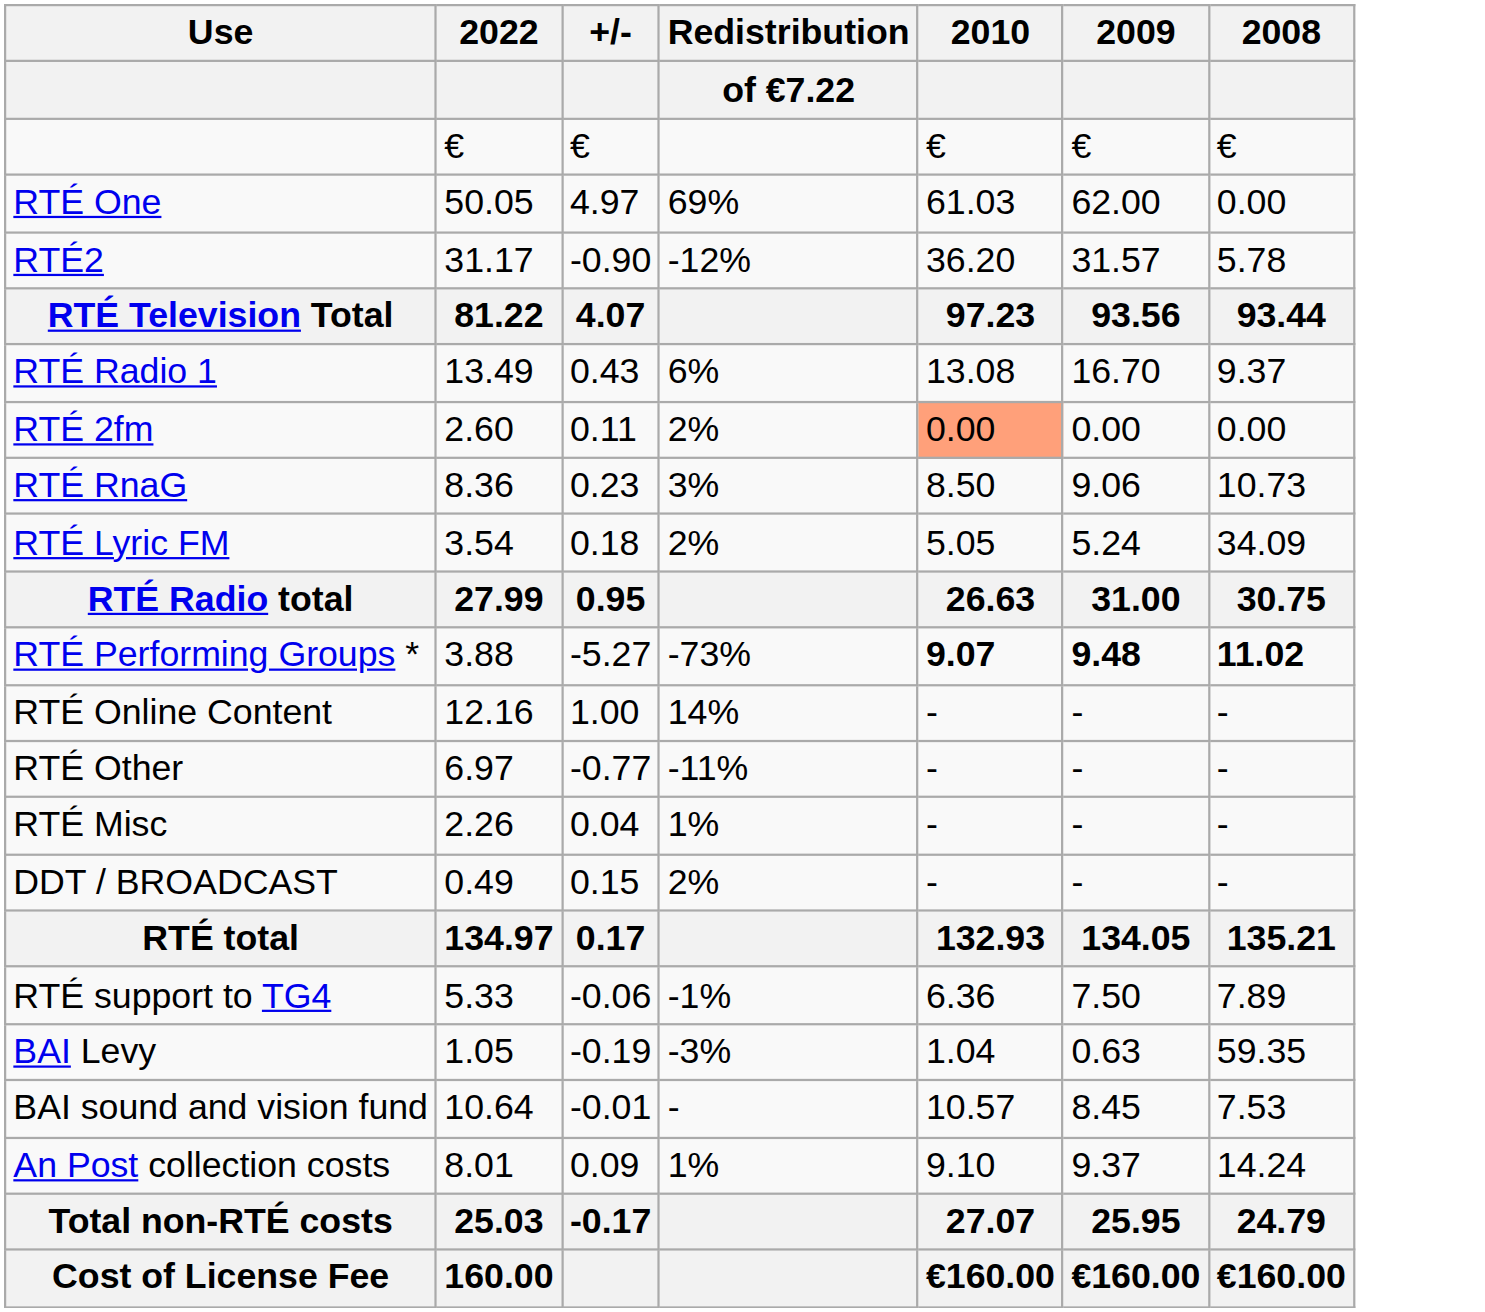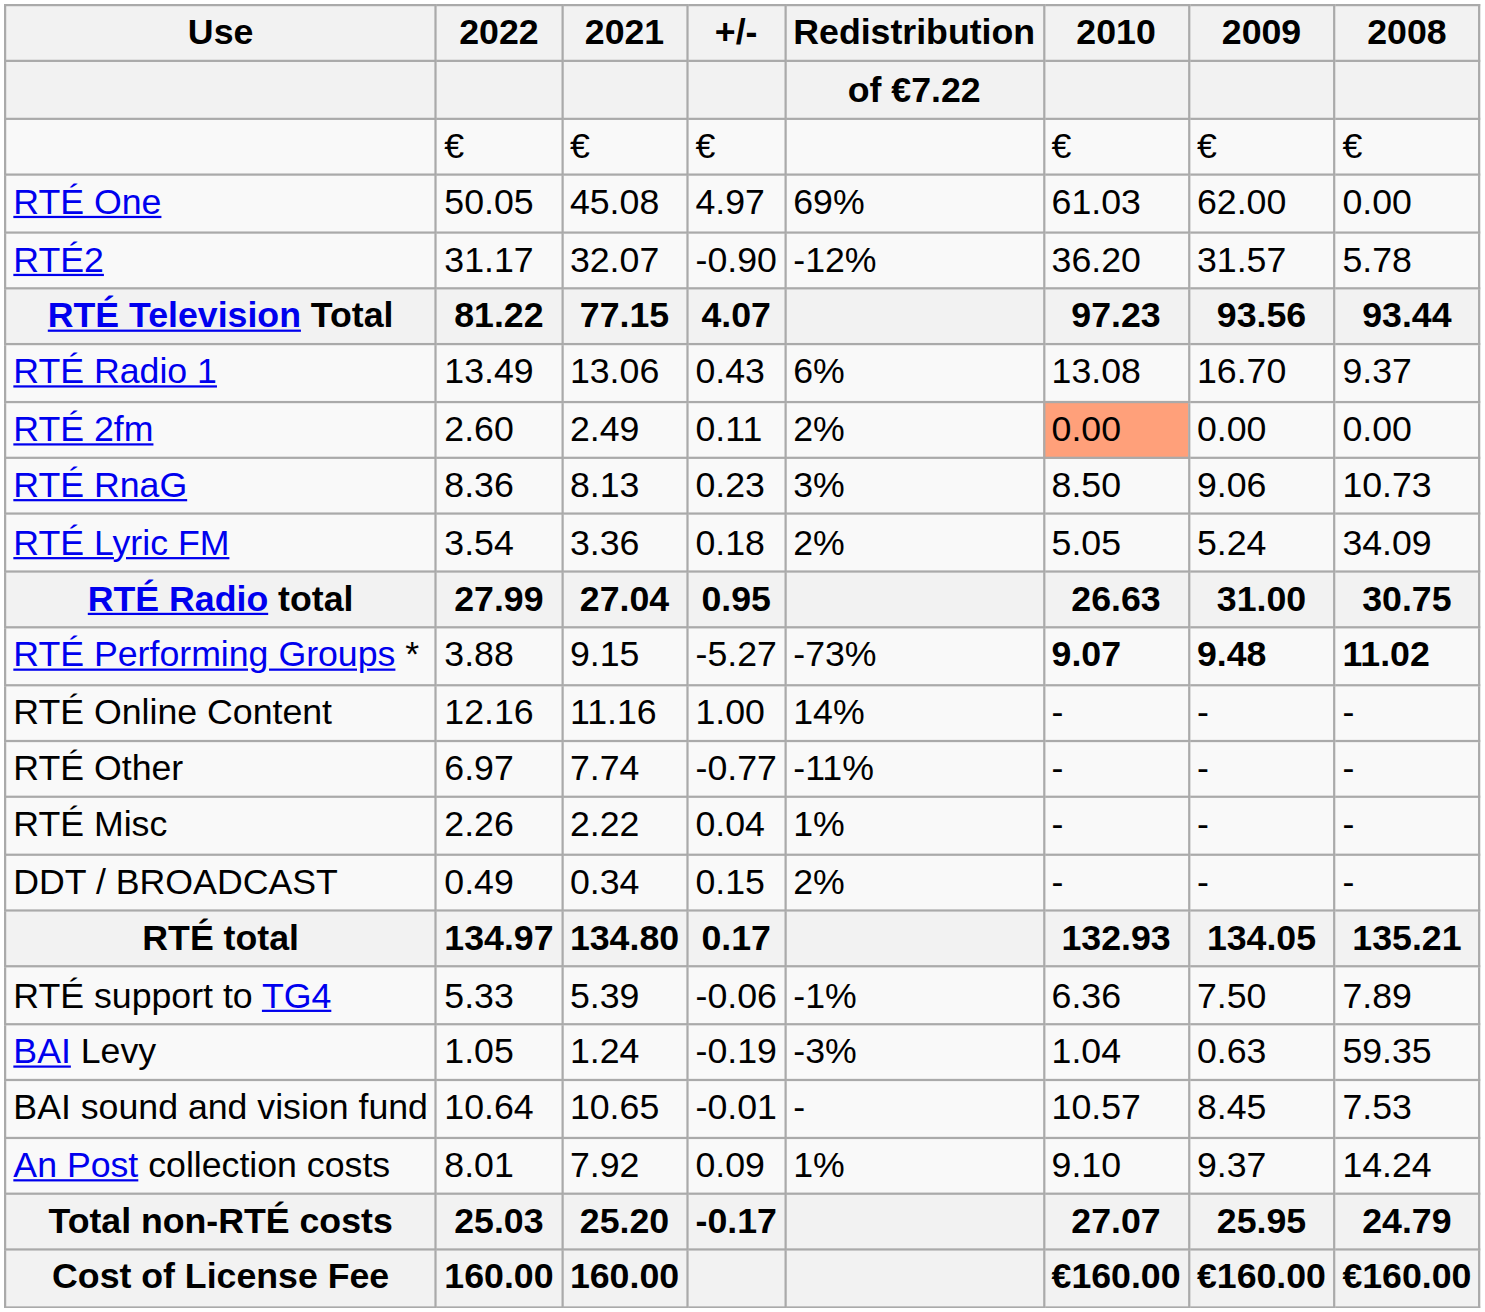+ column: (624, 90)
